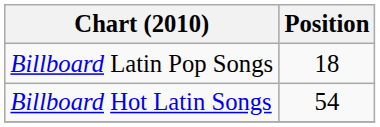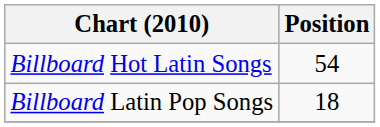rows swapped: (141, 102) <-> (142, 63)
